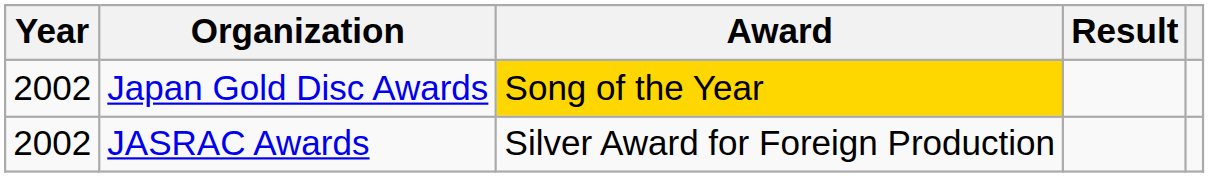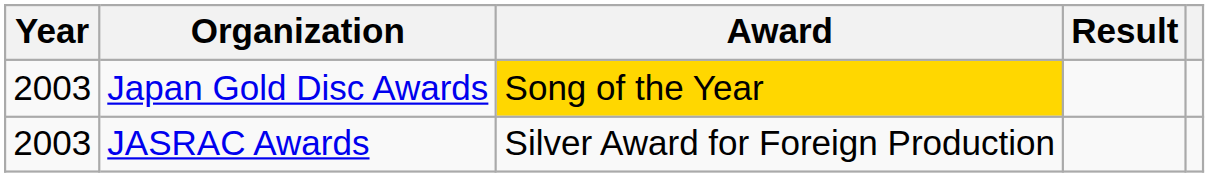(52, 87) 2002 -> (52, 87) 2003
(52, 143) 2002 -> (52, 143) 2003
